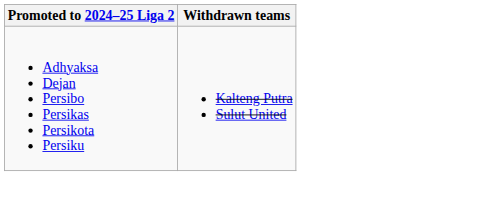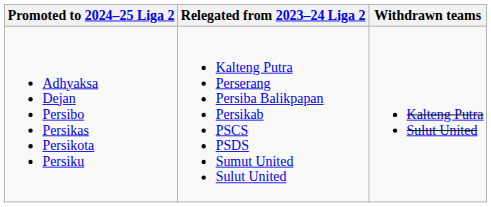+ column: (273, 15)
